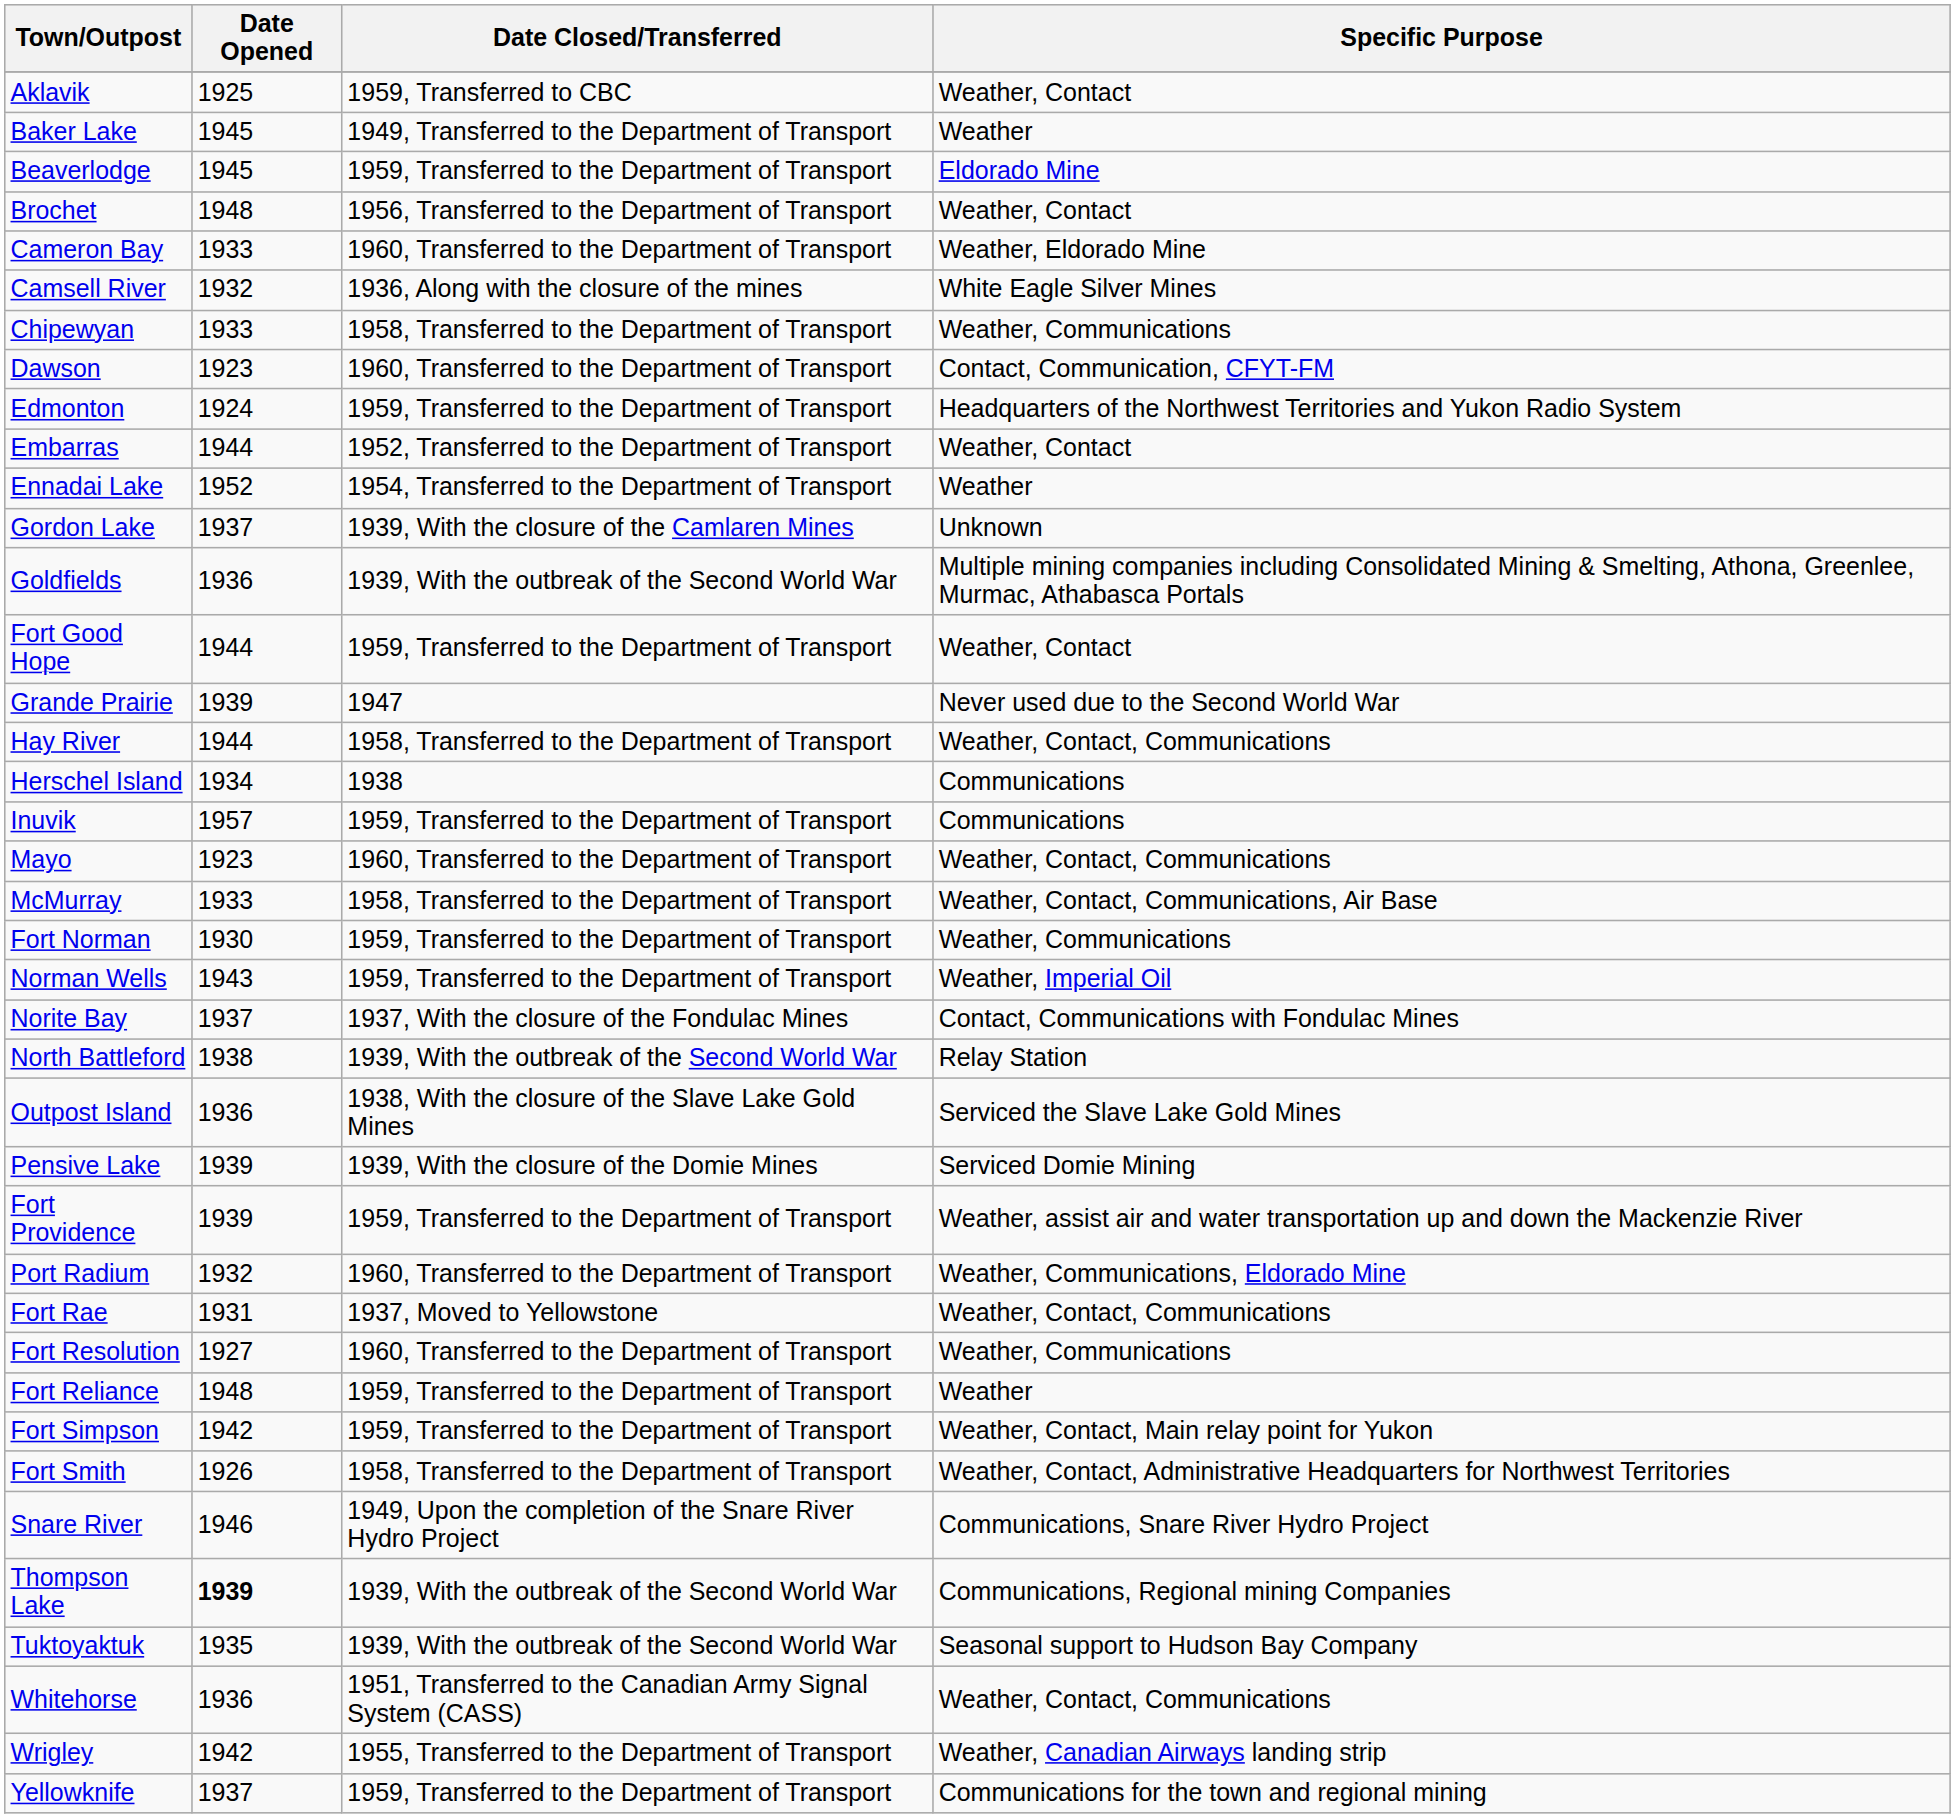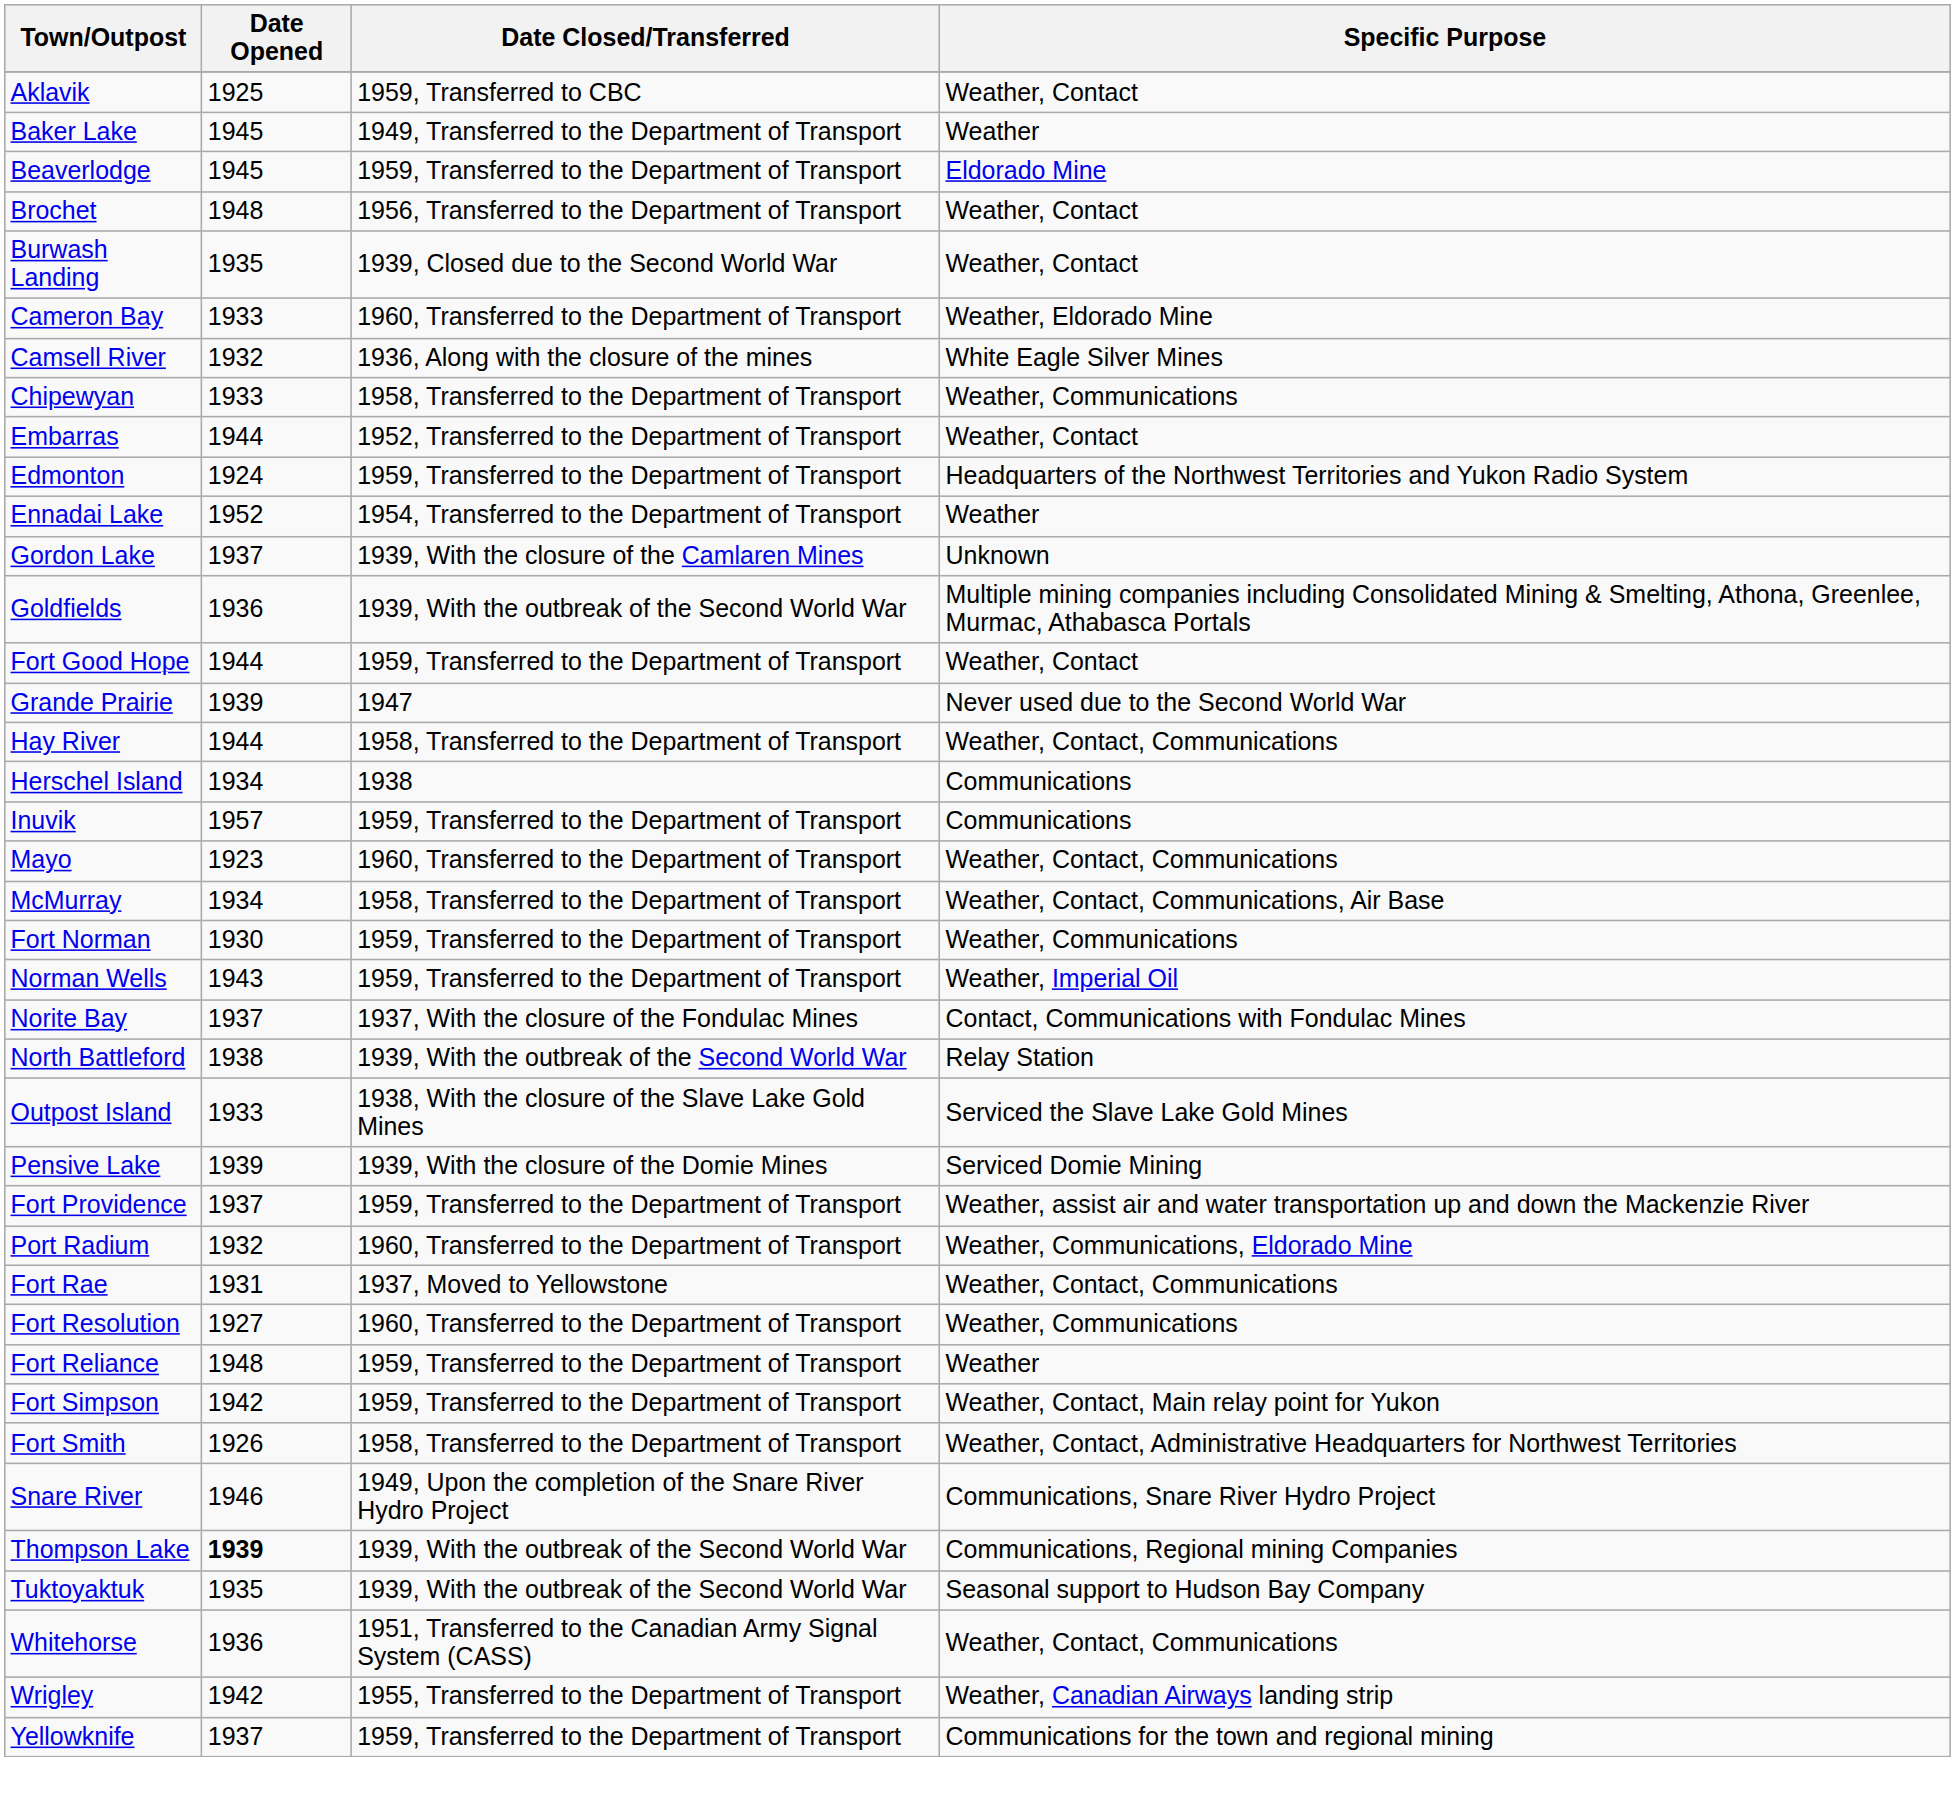+ row: (59, 264)
- row: (56, 369)
rows swapped: (67, 408) <-> (65, 448)
(225, 900) 1933 -> (236, 900) 1934
(225, 1112) 1936 -> (236, 1112) 1933
(225, 1219) 1939 -> (236, 1205) 1937
